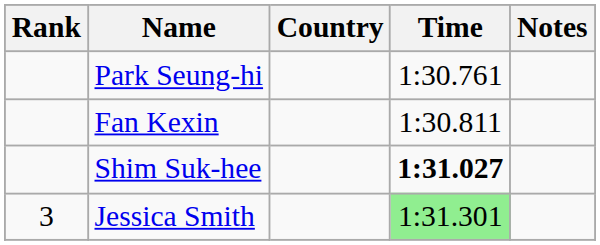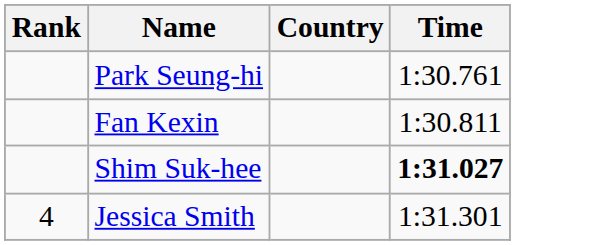- column: (552, 27)
(46, 215) 3 -> (46, 215) 4
(450, 215) lightgreen background -> (450, 215) no background
